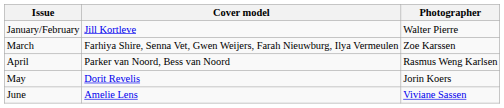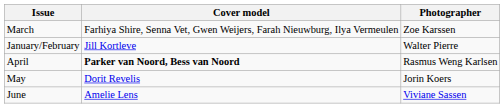rows swapped: (43, 29) <-> (20, 45)
(157, 62) normal -> (162, 62) bold
